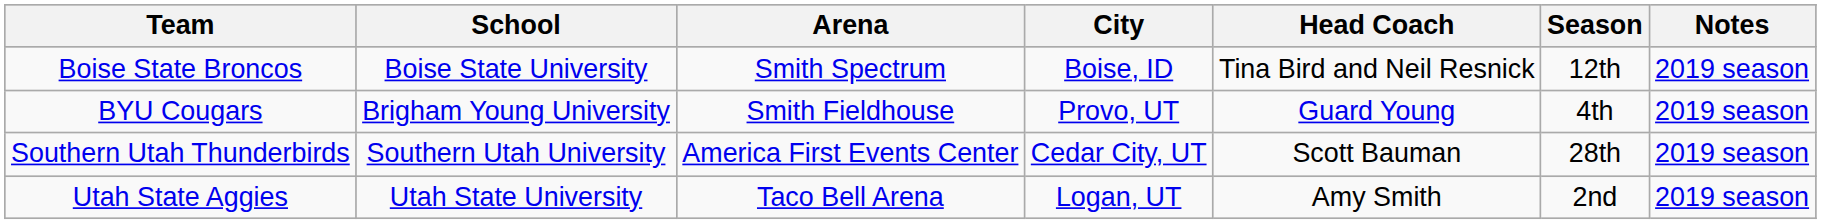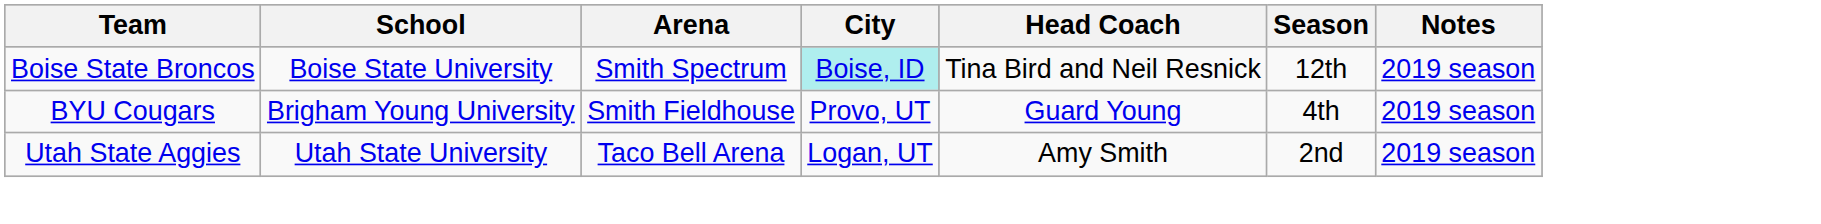(1119, 68) no background -> (870, 68) paleturquoise background
- row: (180, 153)
